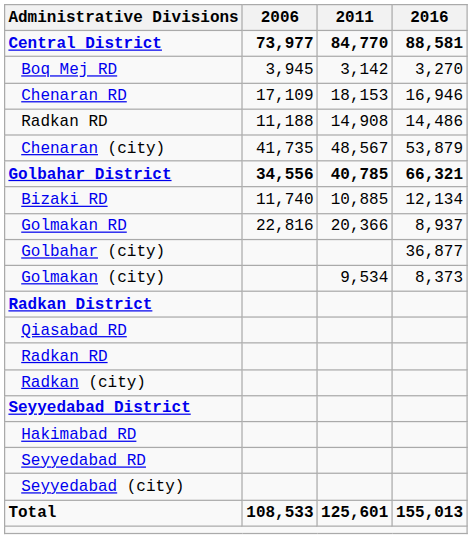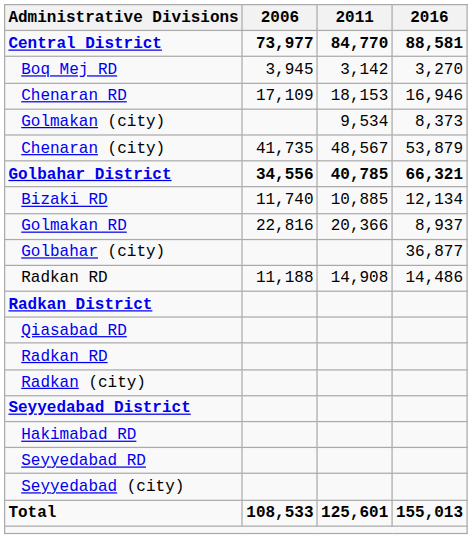rows swapped: (64, 122) <-> (93, 278)
